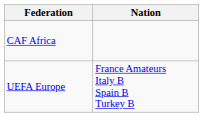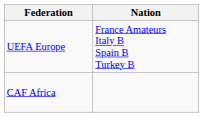rows swapped: (31, 40) <-> (36, 86)
